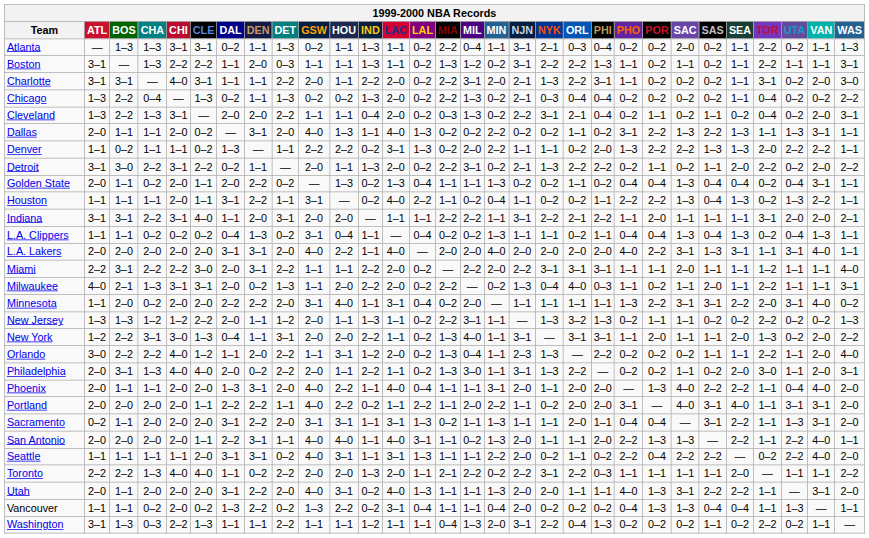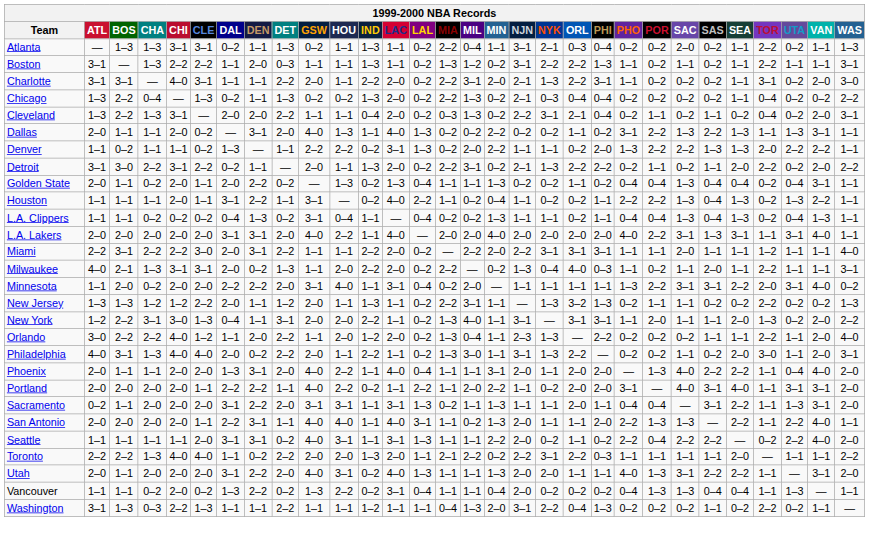- row: (25, 218)
(344, 355) 3–1 -> (344, 337) 2–0
(97, 372) 2–0 -> (97, 355) 4–0
